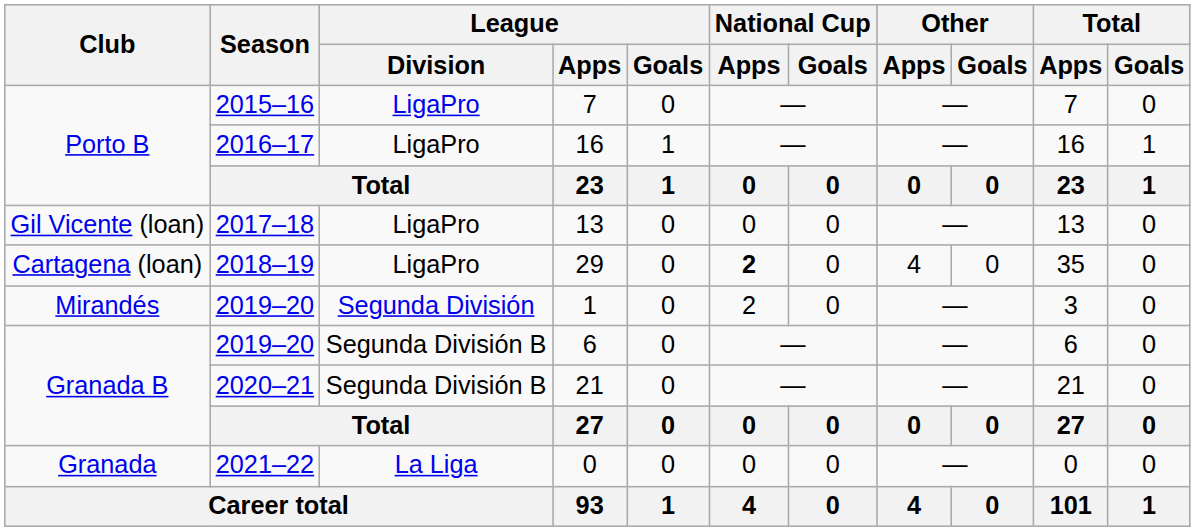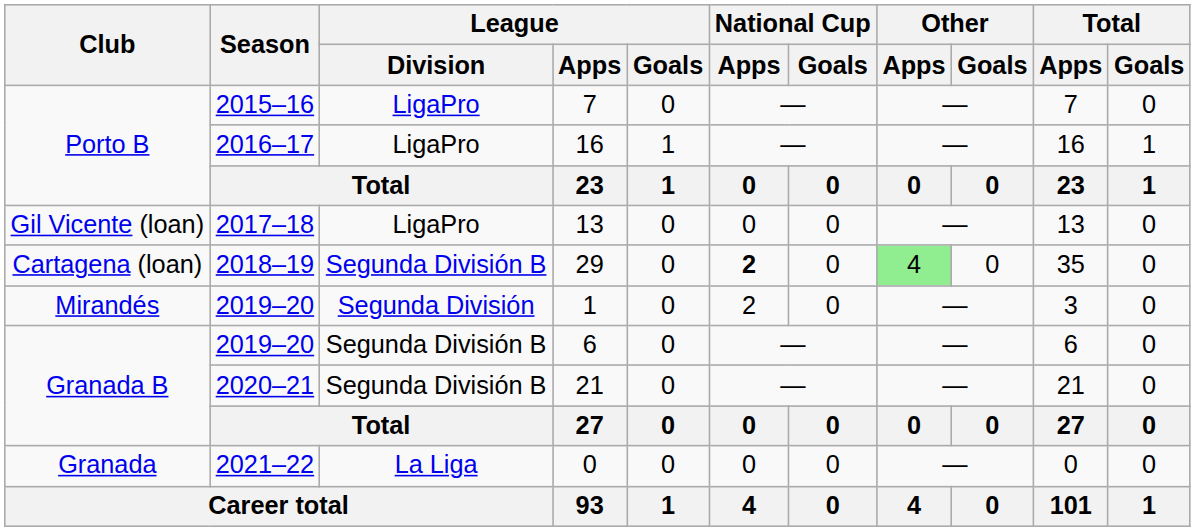(436, 265) LigaPro -> (436, 265) Segunda División B
(914, 265) no background -> (914, 265) lightgreen background
